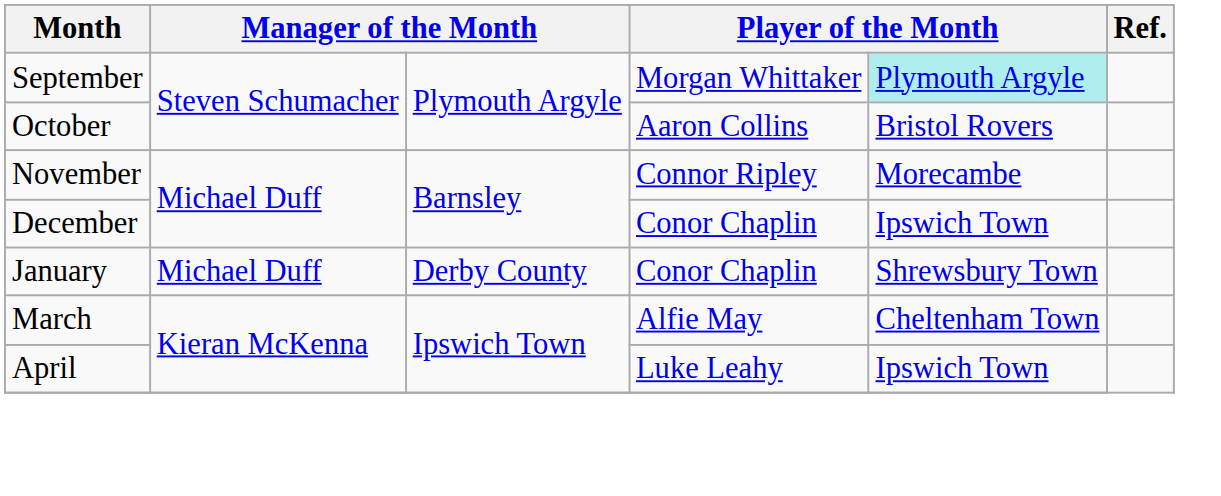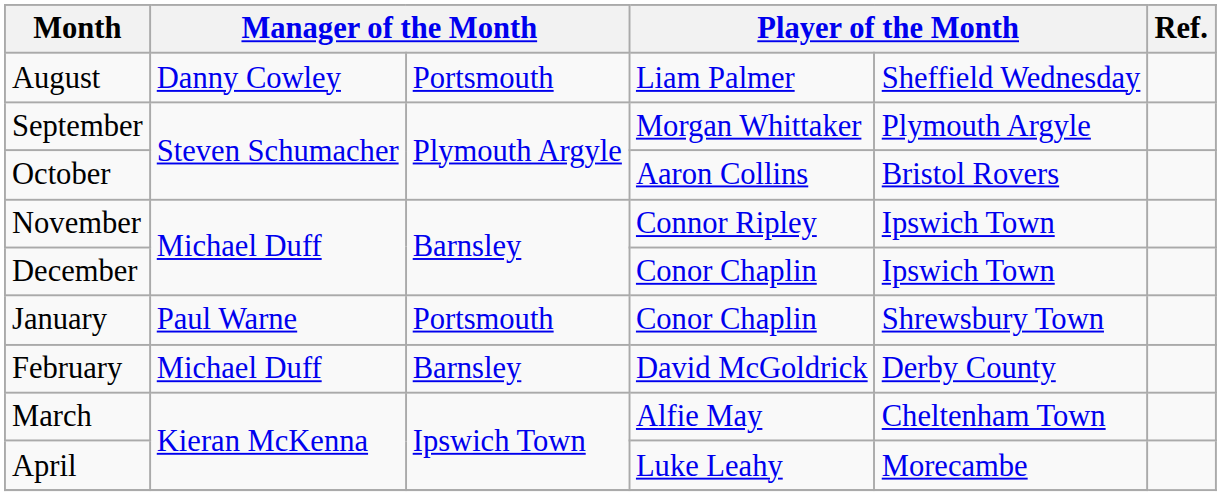+ row: (56, 77)
(980, 77) paleturquoise background -> (986, 125) no background
(948, 174) Morecambe -> (968, 222) Ipswich Town
(239, 271) Michael Duff -> (227, 319) Paul Warne
(500, 271) Derby County -> (483, 319) Portsmouth
+ row: (67, 367)
(962, 367) Ipswich Town -> (955, 464) Morecambe
